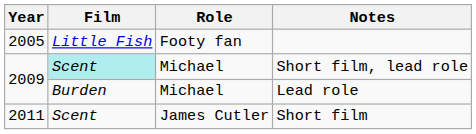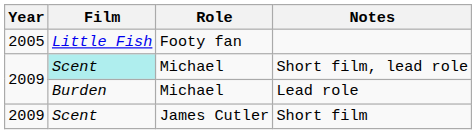(26, 116) 2011 -> (26, 116) 2009
